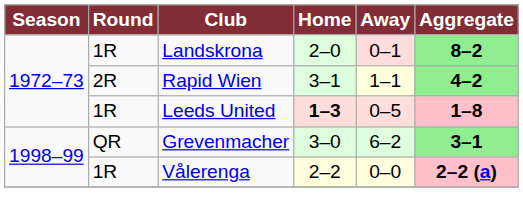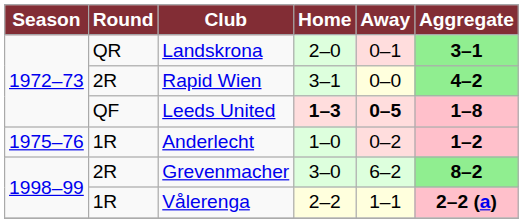(105, 50) 1R -> (107, 50) QR
(466, 50) 8–2 -> (466, 50) 3–1
(385, 80) 1–1 -> (385, 80) 0–0
(105, 111) 1R -> (106, 111) QF
(385, 111) normal -> (385, 111) bold
+ row: (208, 141)
(107, 141) QR -> (105, 171) 2R
(466, 141) 3–1 -> (466, 171) 8–2
(385, 171) 0–0 -> (385, 202) 1–1
